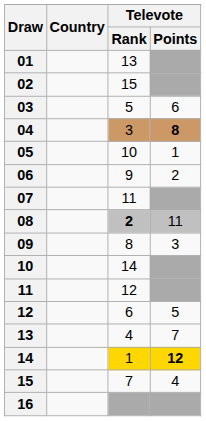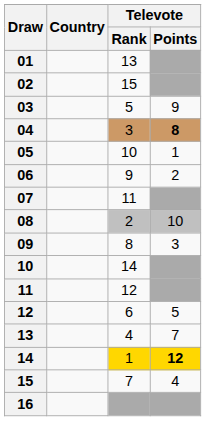(175, 107) 6 -> (175, 107) 9
(129, 221) bold -> (129, 221) normal
(175, 221) 11 -> (175, 221) 10
